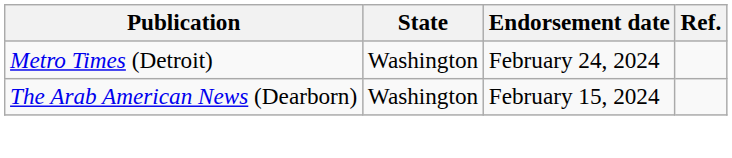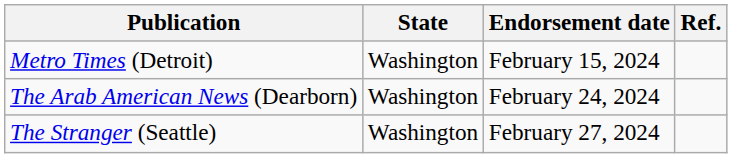(574, 59) February 24, 2024 -> (574, 59) February 15, 2024
(574, 96) February 15, 2024 -> (574, 96) February 24, 2024
+ row: (113, 133)
